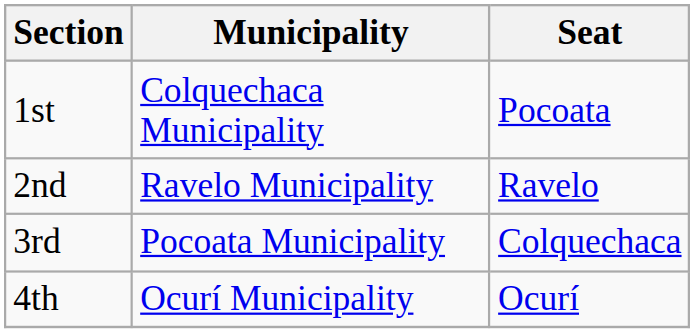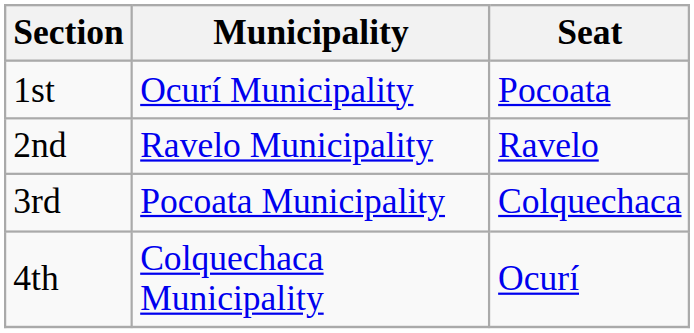(232, 108) Colquechaca Municipality -> (277, 88) Ocurí Municipality
(277, 297) Ocurí Municipality -> (232, 277) Colquechaca Municipality
